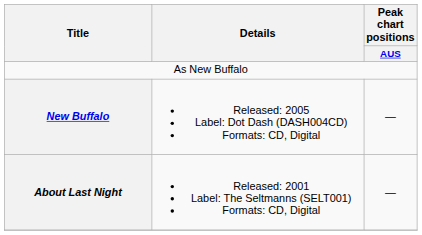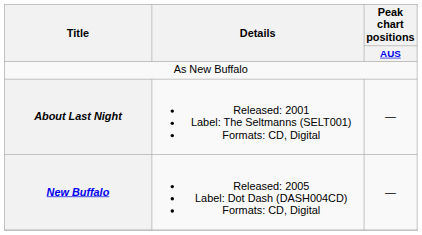rows swapped: (78, 192) <-> (78, 116)
